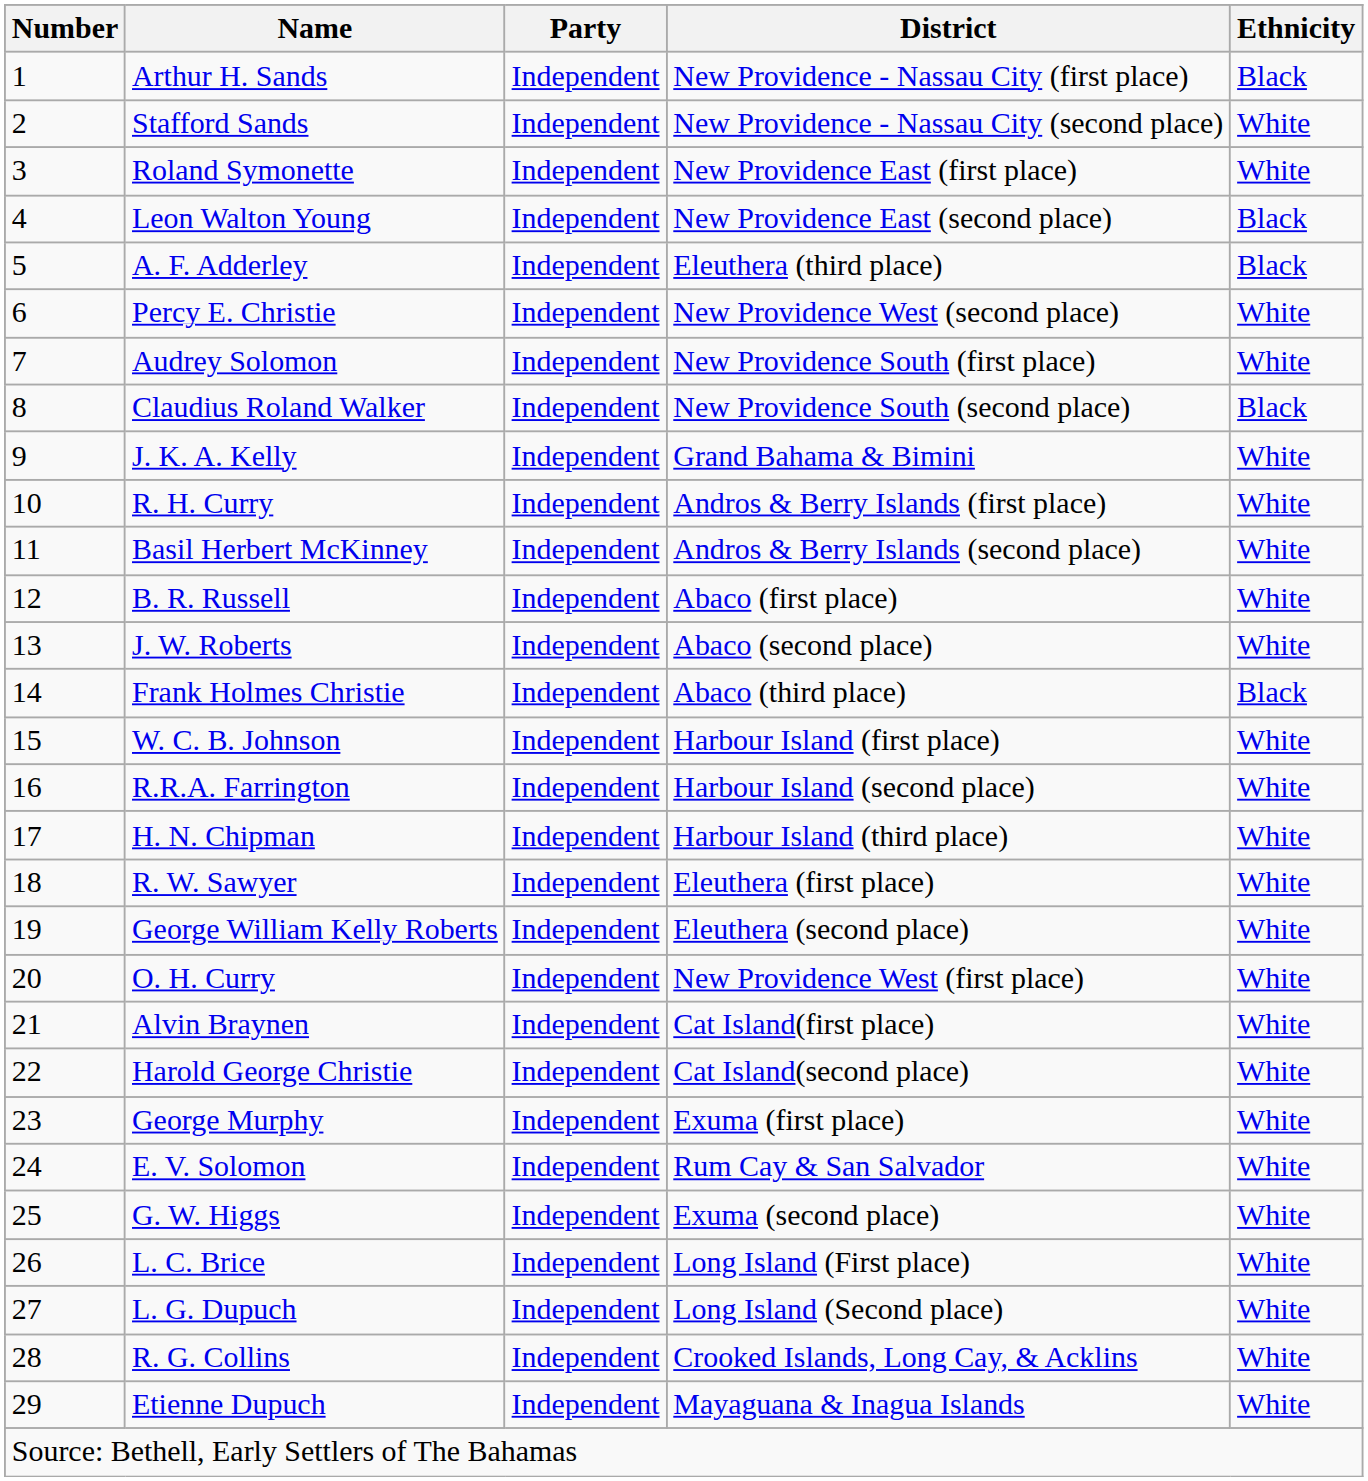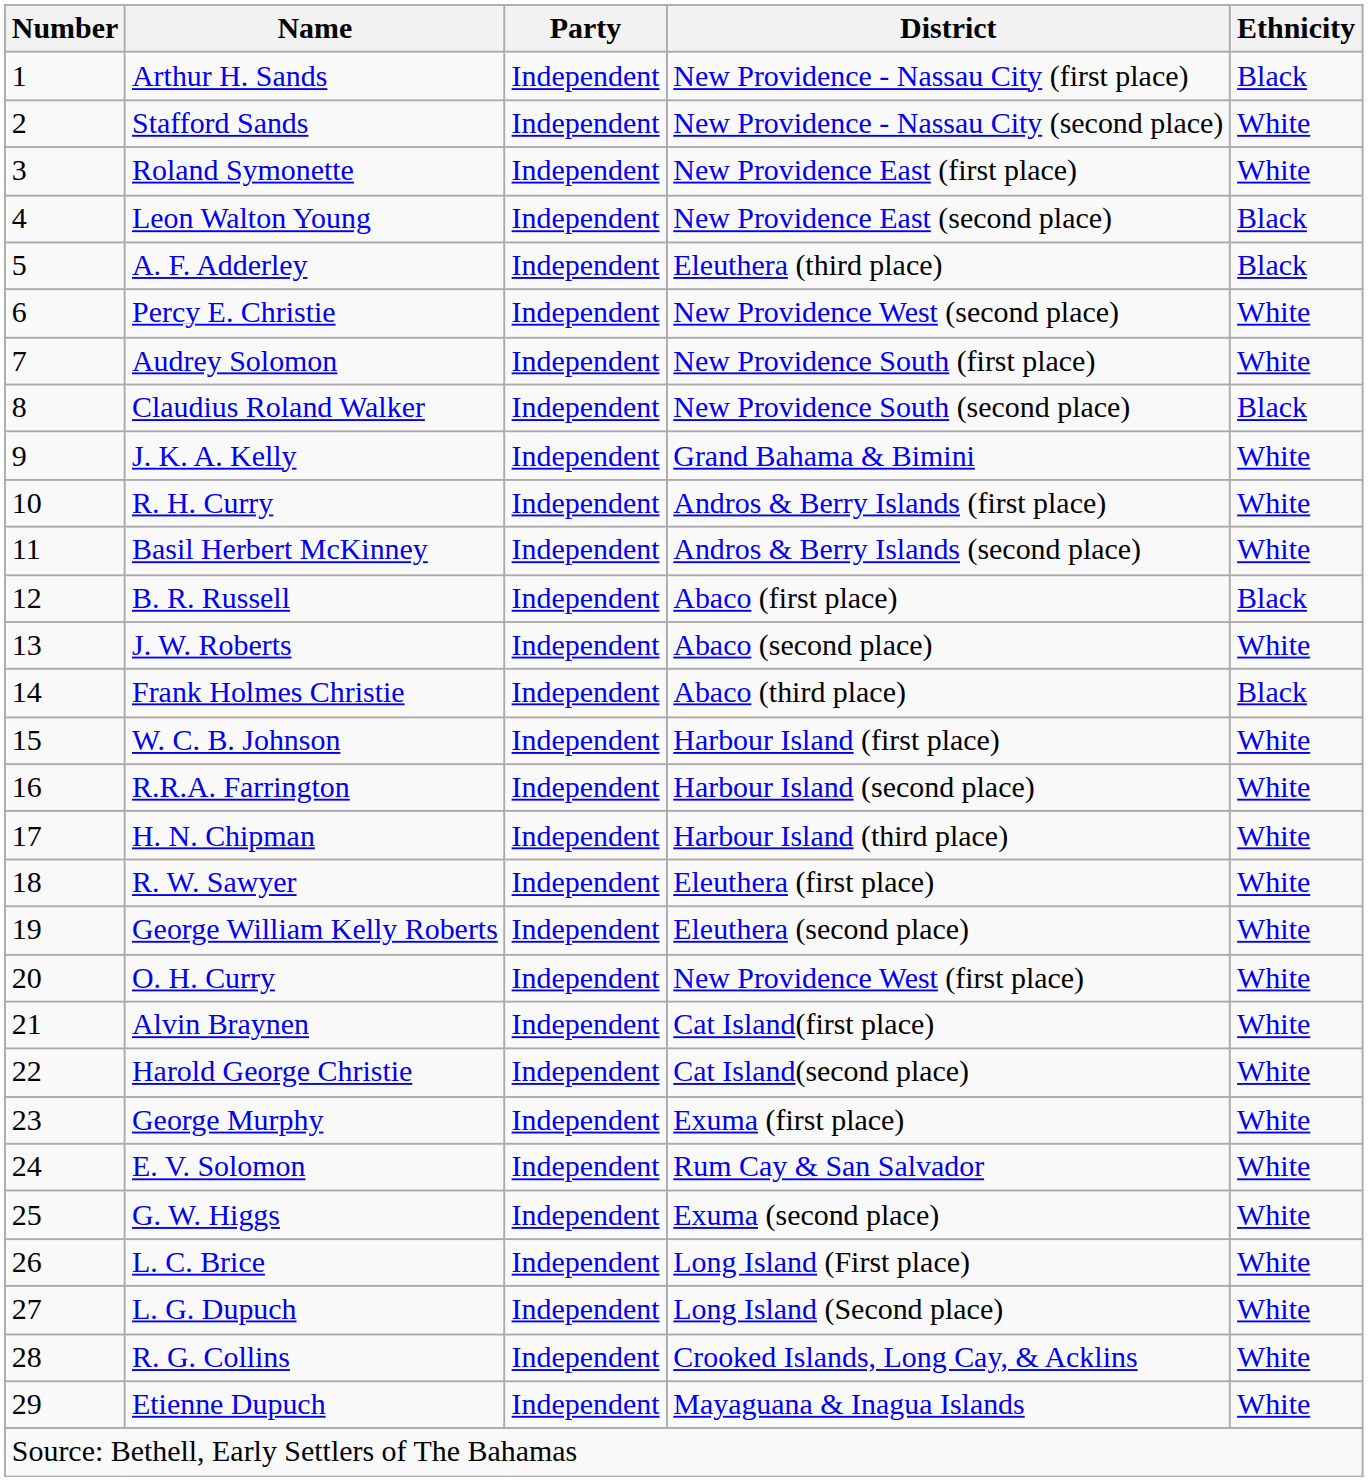(1274, 597) White -> (1272, 597) Black
